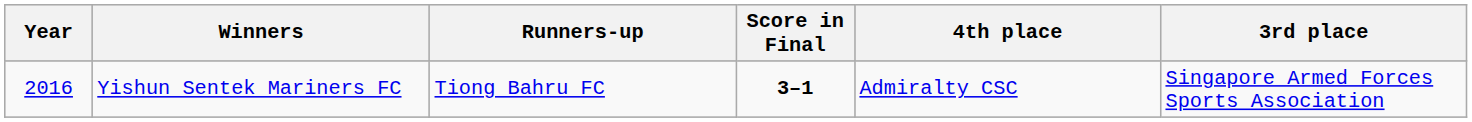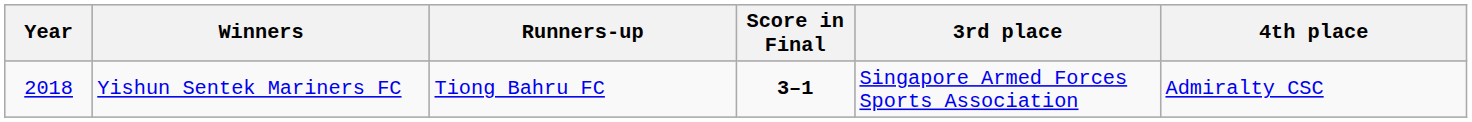columns swapped: (1314, 33) <-> (1008, 33)
(49, 89) 2016 -> (49, 89) 2018
